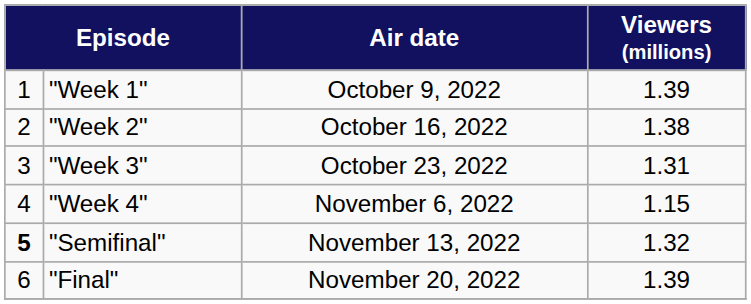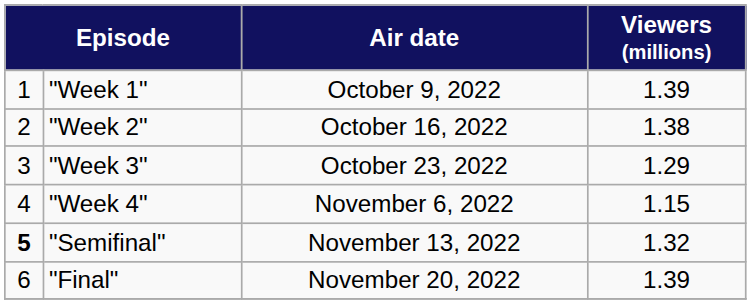(667, 166) 1.31 -> (667, 166) 1.29
